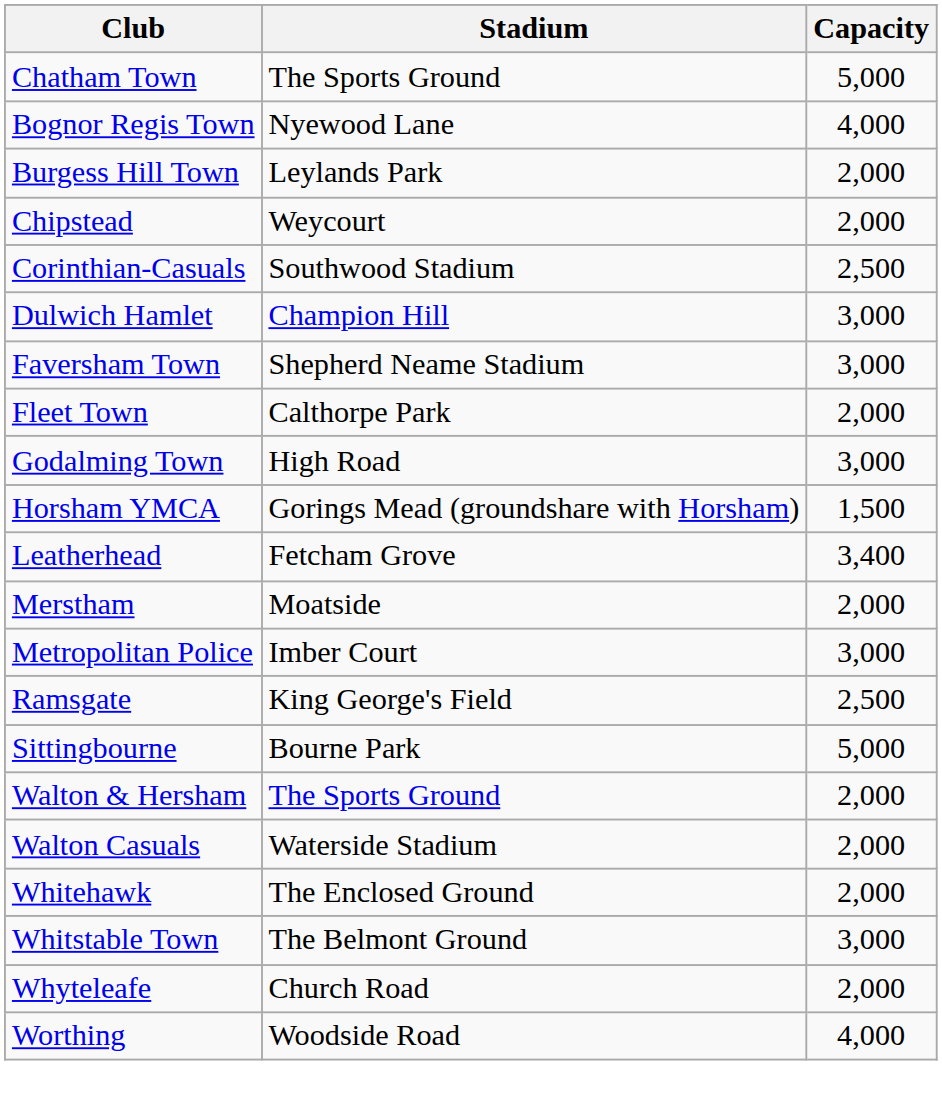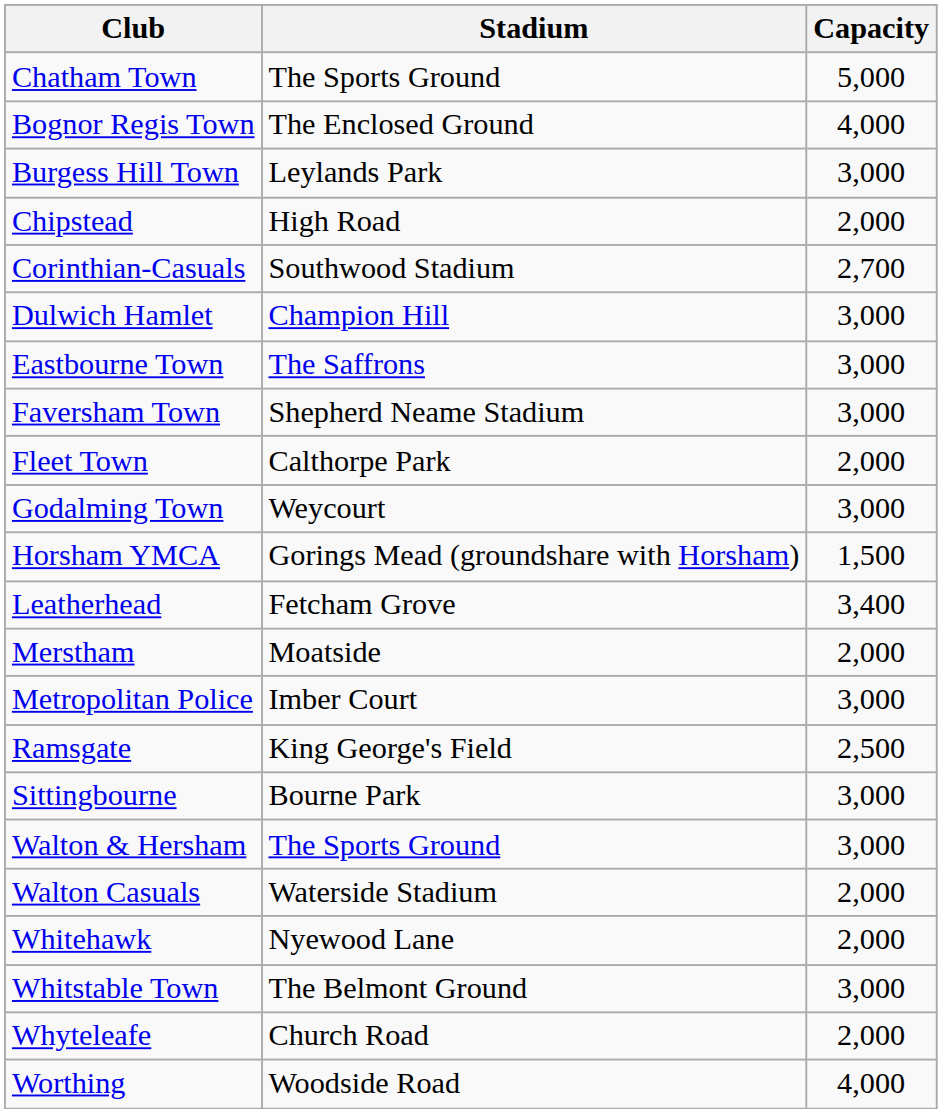(361, 124) Nyewood Lane -> (401, 124) The Enclosed Ground
(871, 172) 2,000 -> (871, 172) 3,000
(327, 220) Weycourt -> (334, 220) High Road
(871, 268) 2,500 -> (871, 268) 2,700
+ row: (118, 364)
(334, 460) High Road -> (327, 508) Weycourt
(871, 747) 5,000 -> (871, 795) 3,000
(871, 795) 2,000 -> (871, 843) 3,000
(401, 891) The Enclosed Ground -> (361, 939) Nyewood Lane
